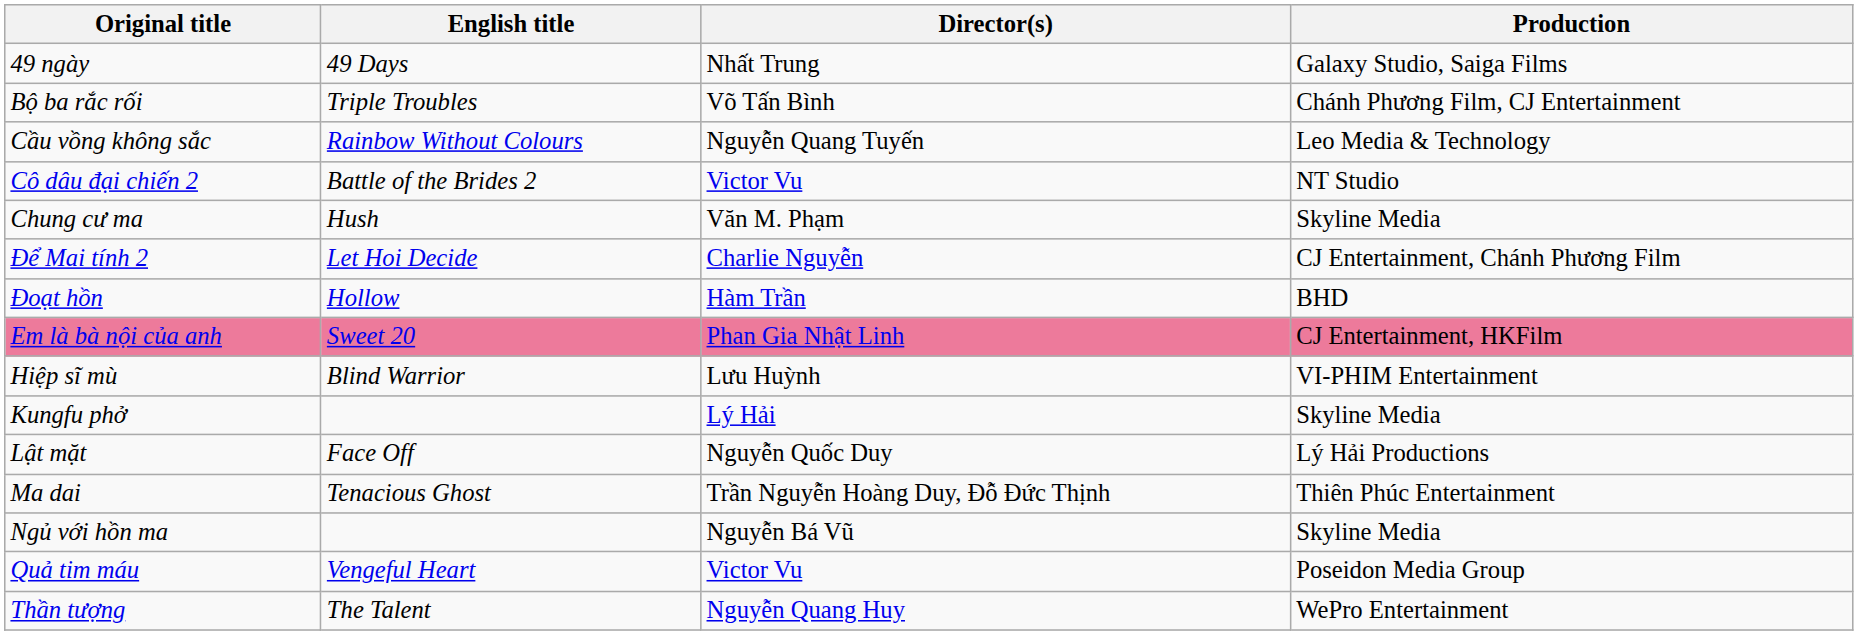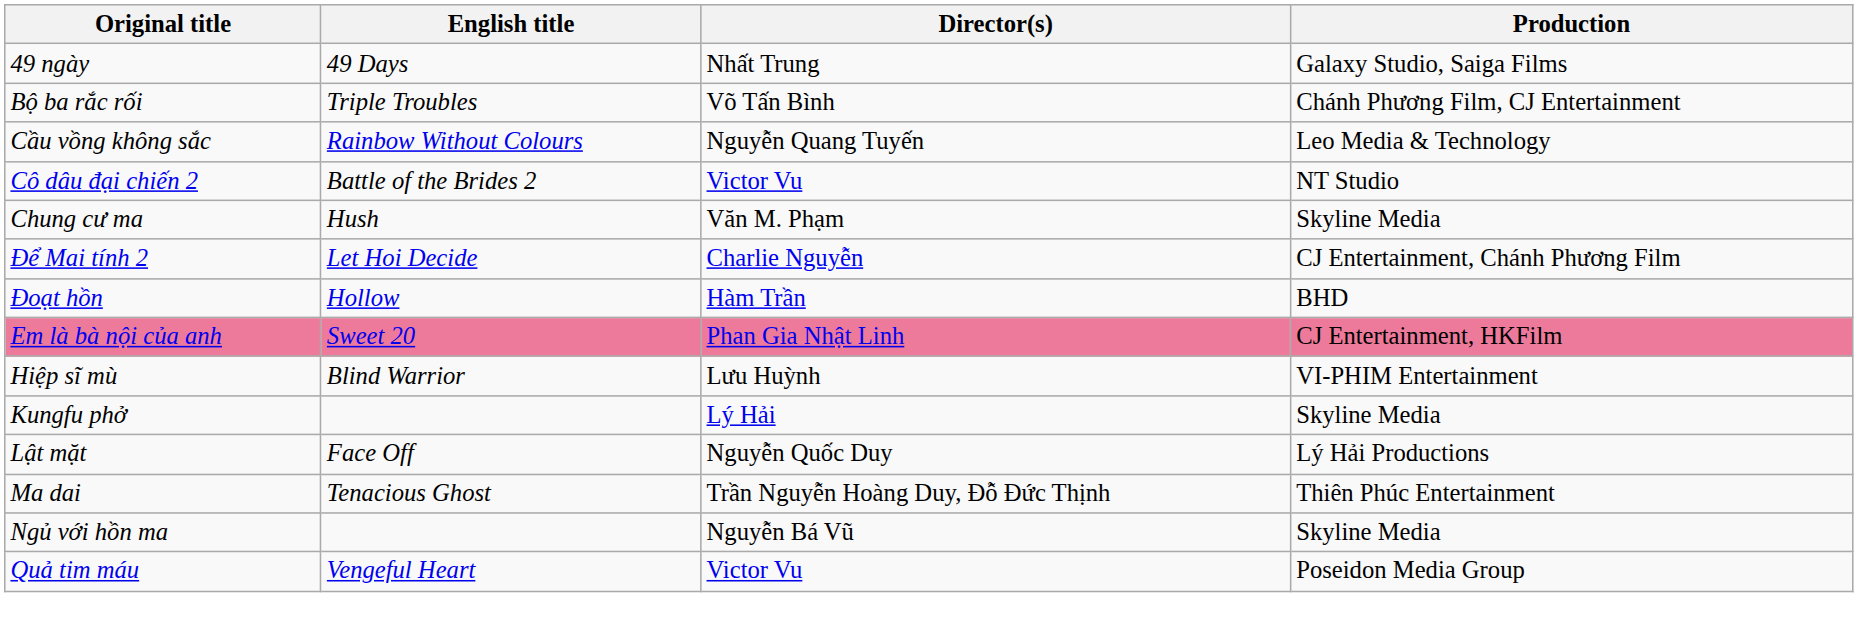- row: (68, 610)
